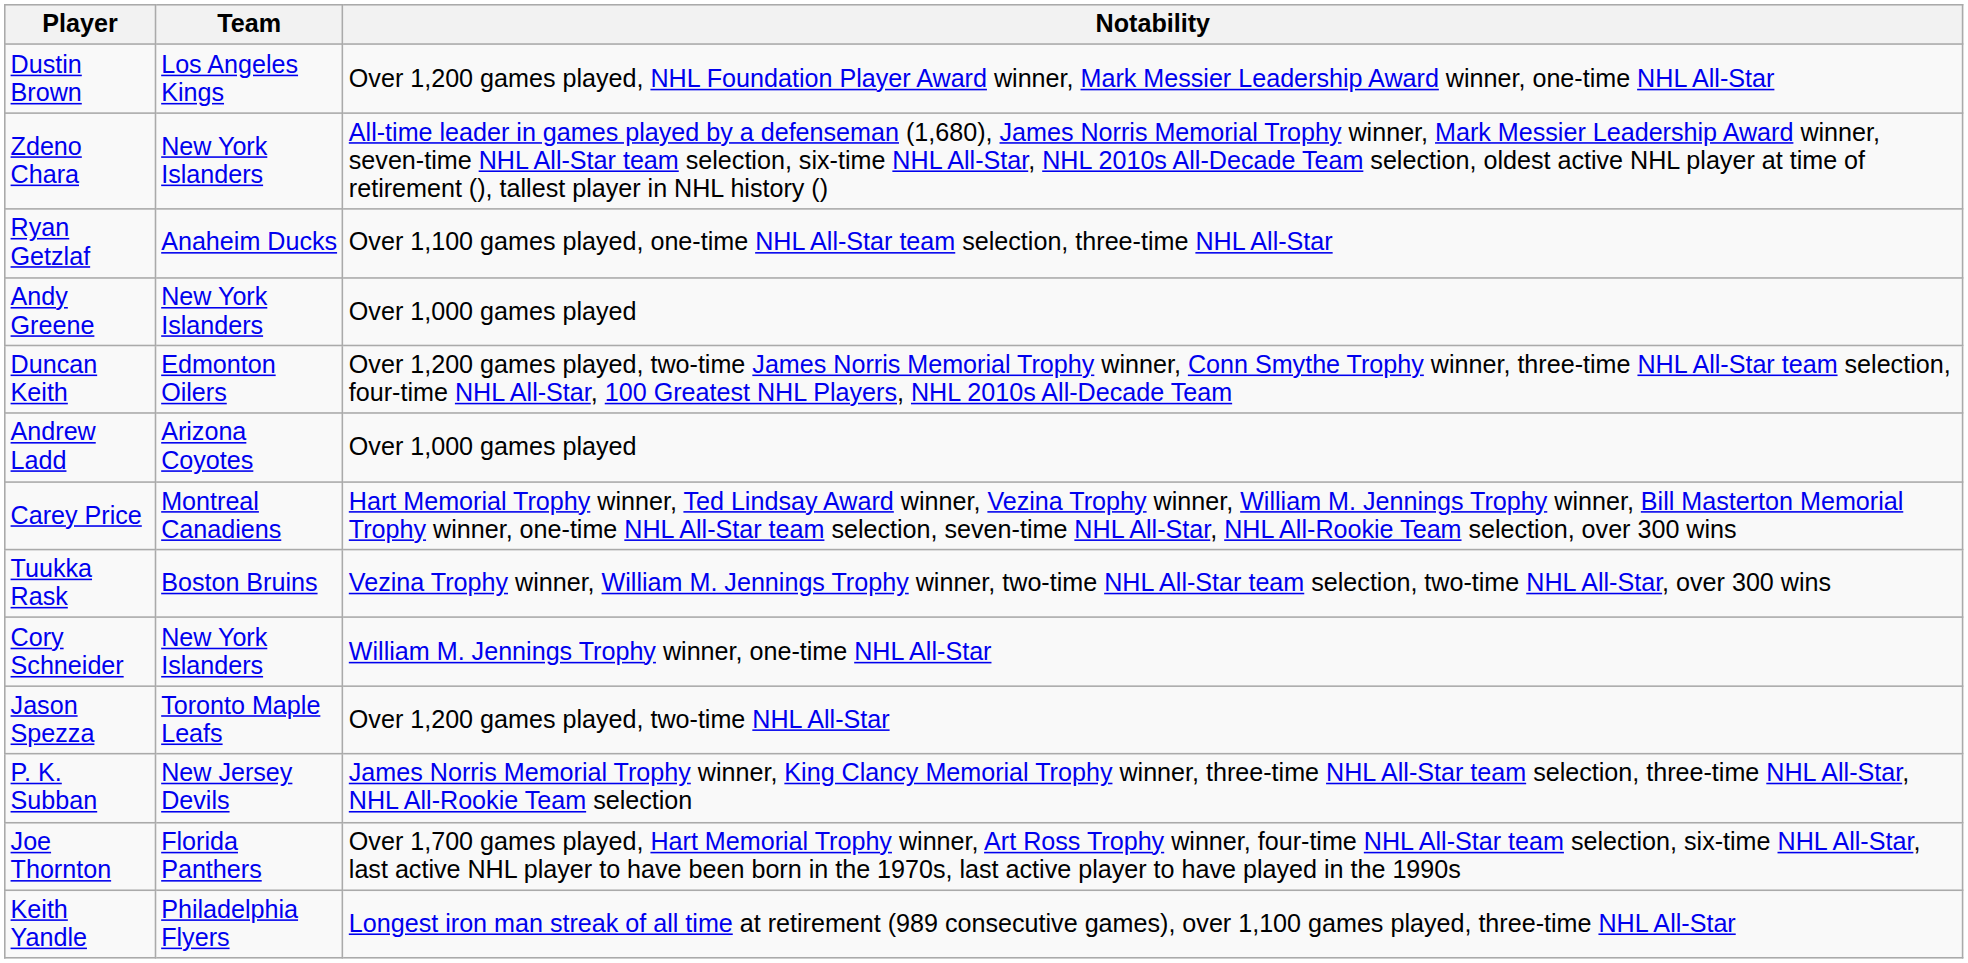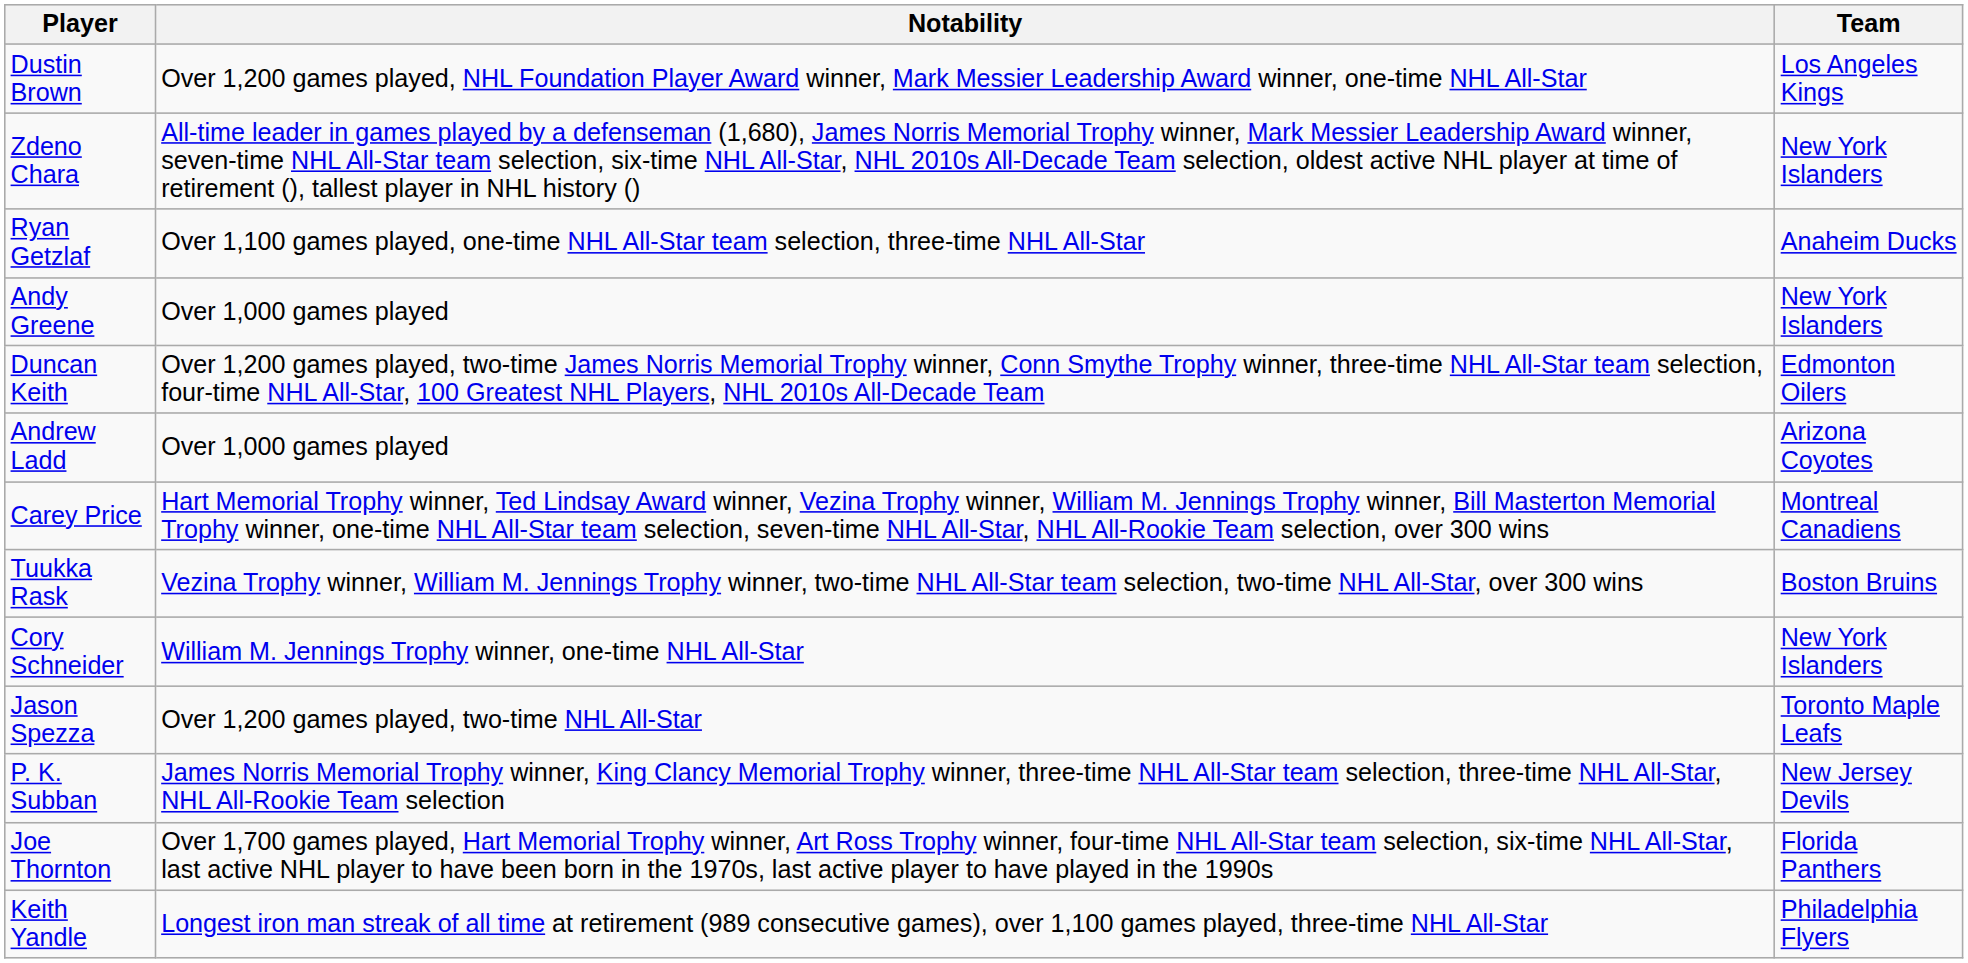columns swapped: (249, 24) <-> (1153, 24)
